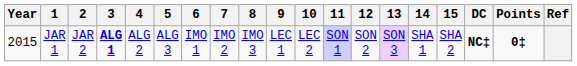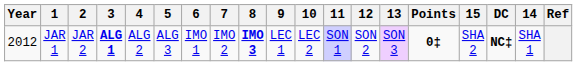columns swapped: (422, 15) <-> (518, 15)
(22, 43) 2015 -> (22, 43) 2012
(253, 43) normal -> (253, 43) bold
